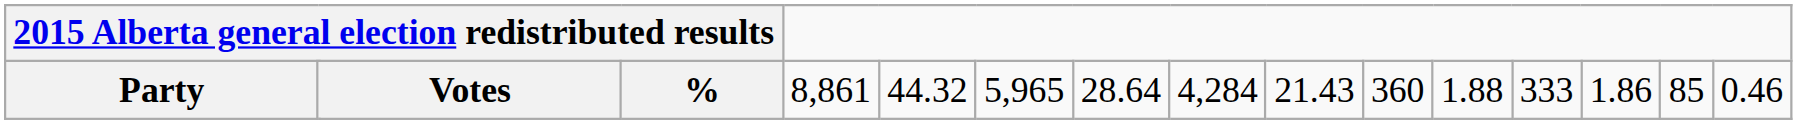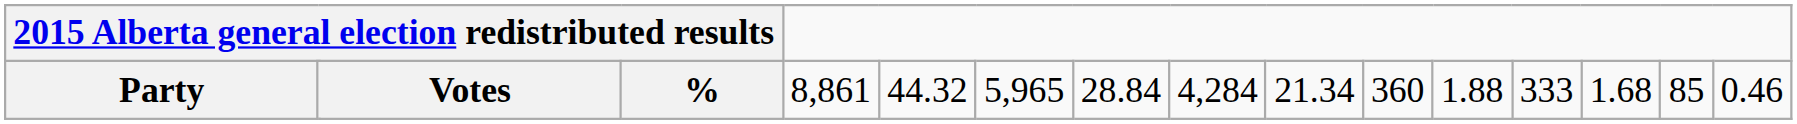(1121, 89) 28.64 -> (1121, 89) 28.84
(1314, 89) 21.43 -> (1314, 89) 21.34
(1621, 89) 1.86 -> (1621, 89) 1.68
